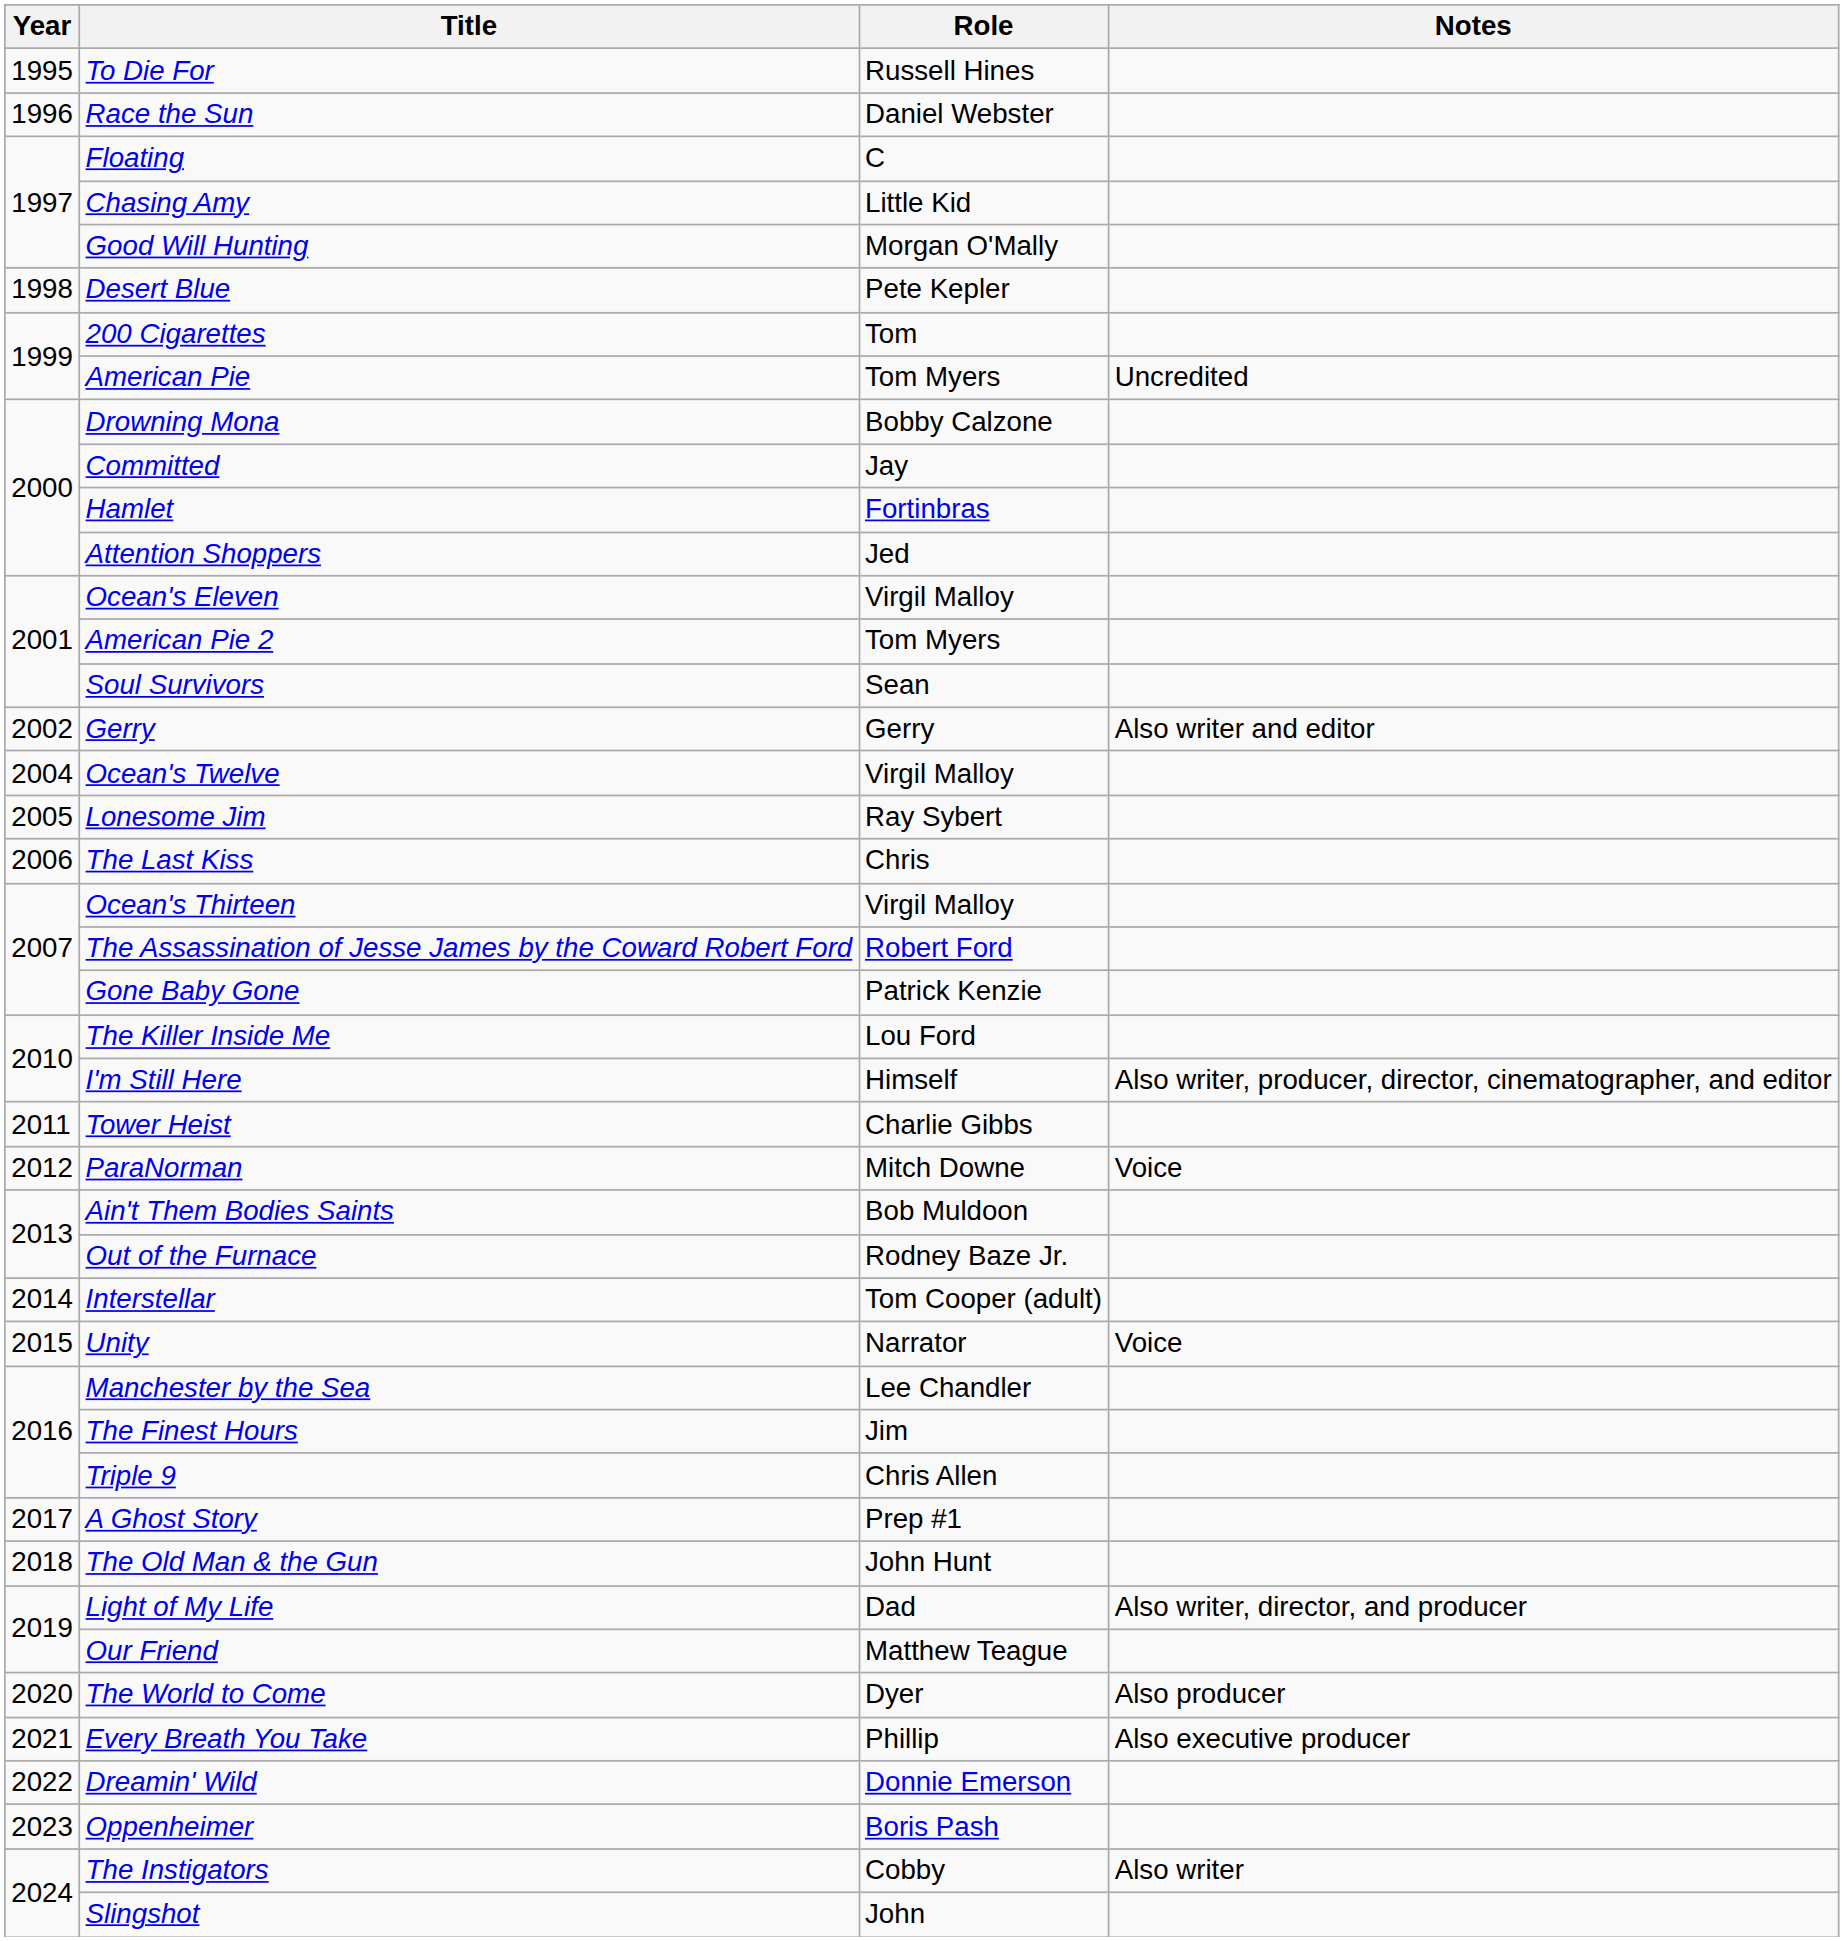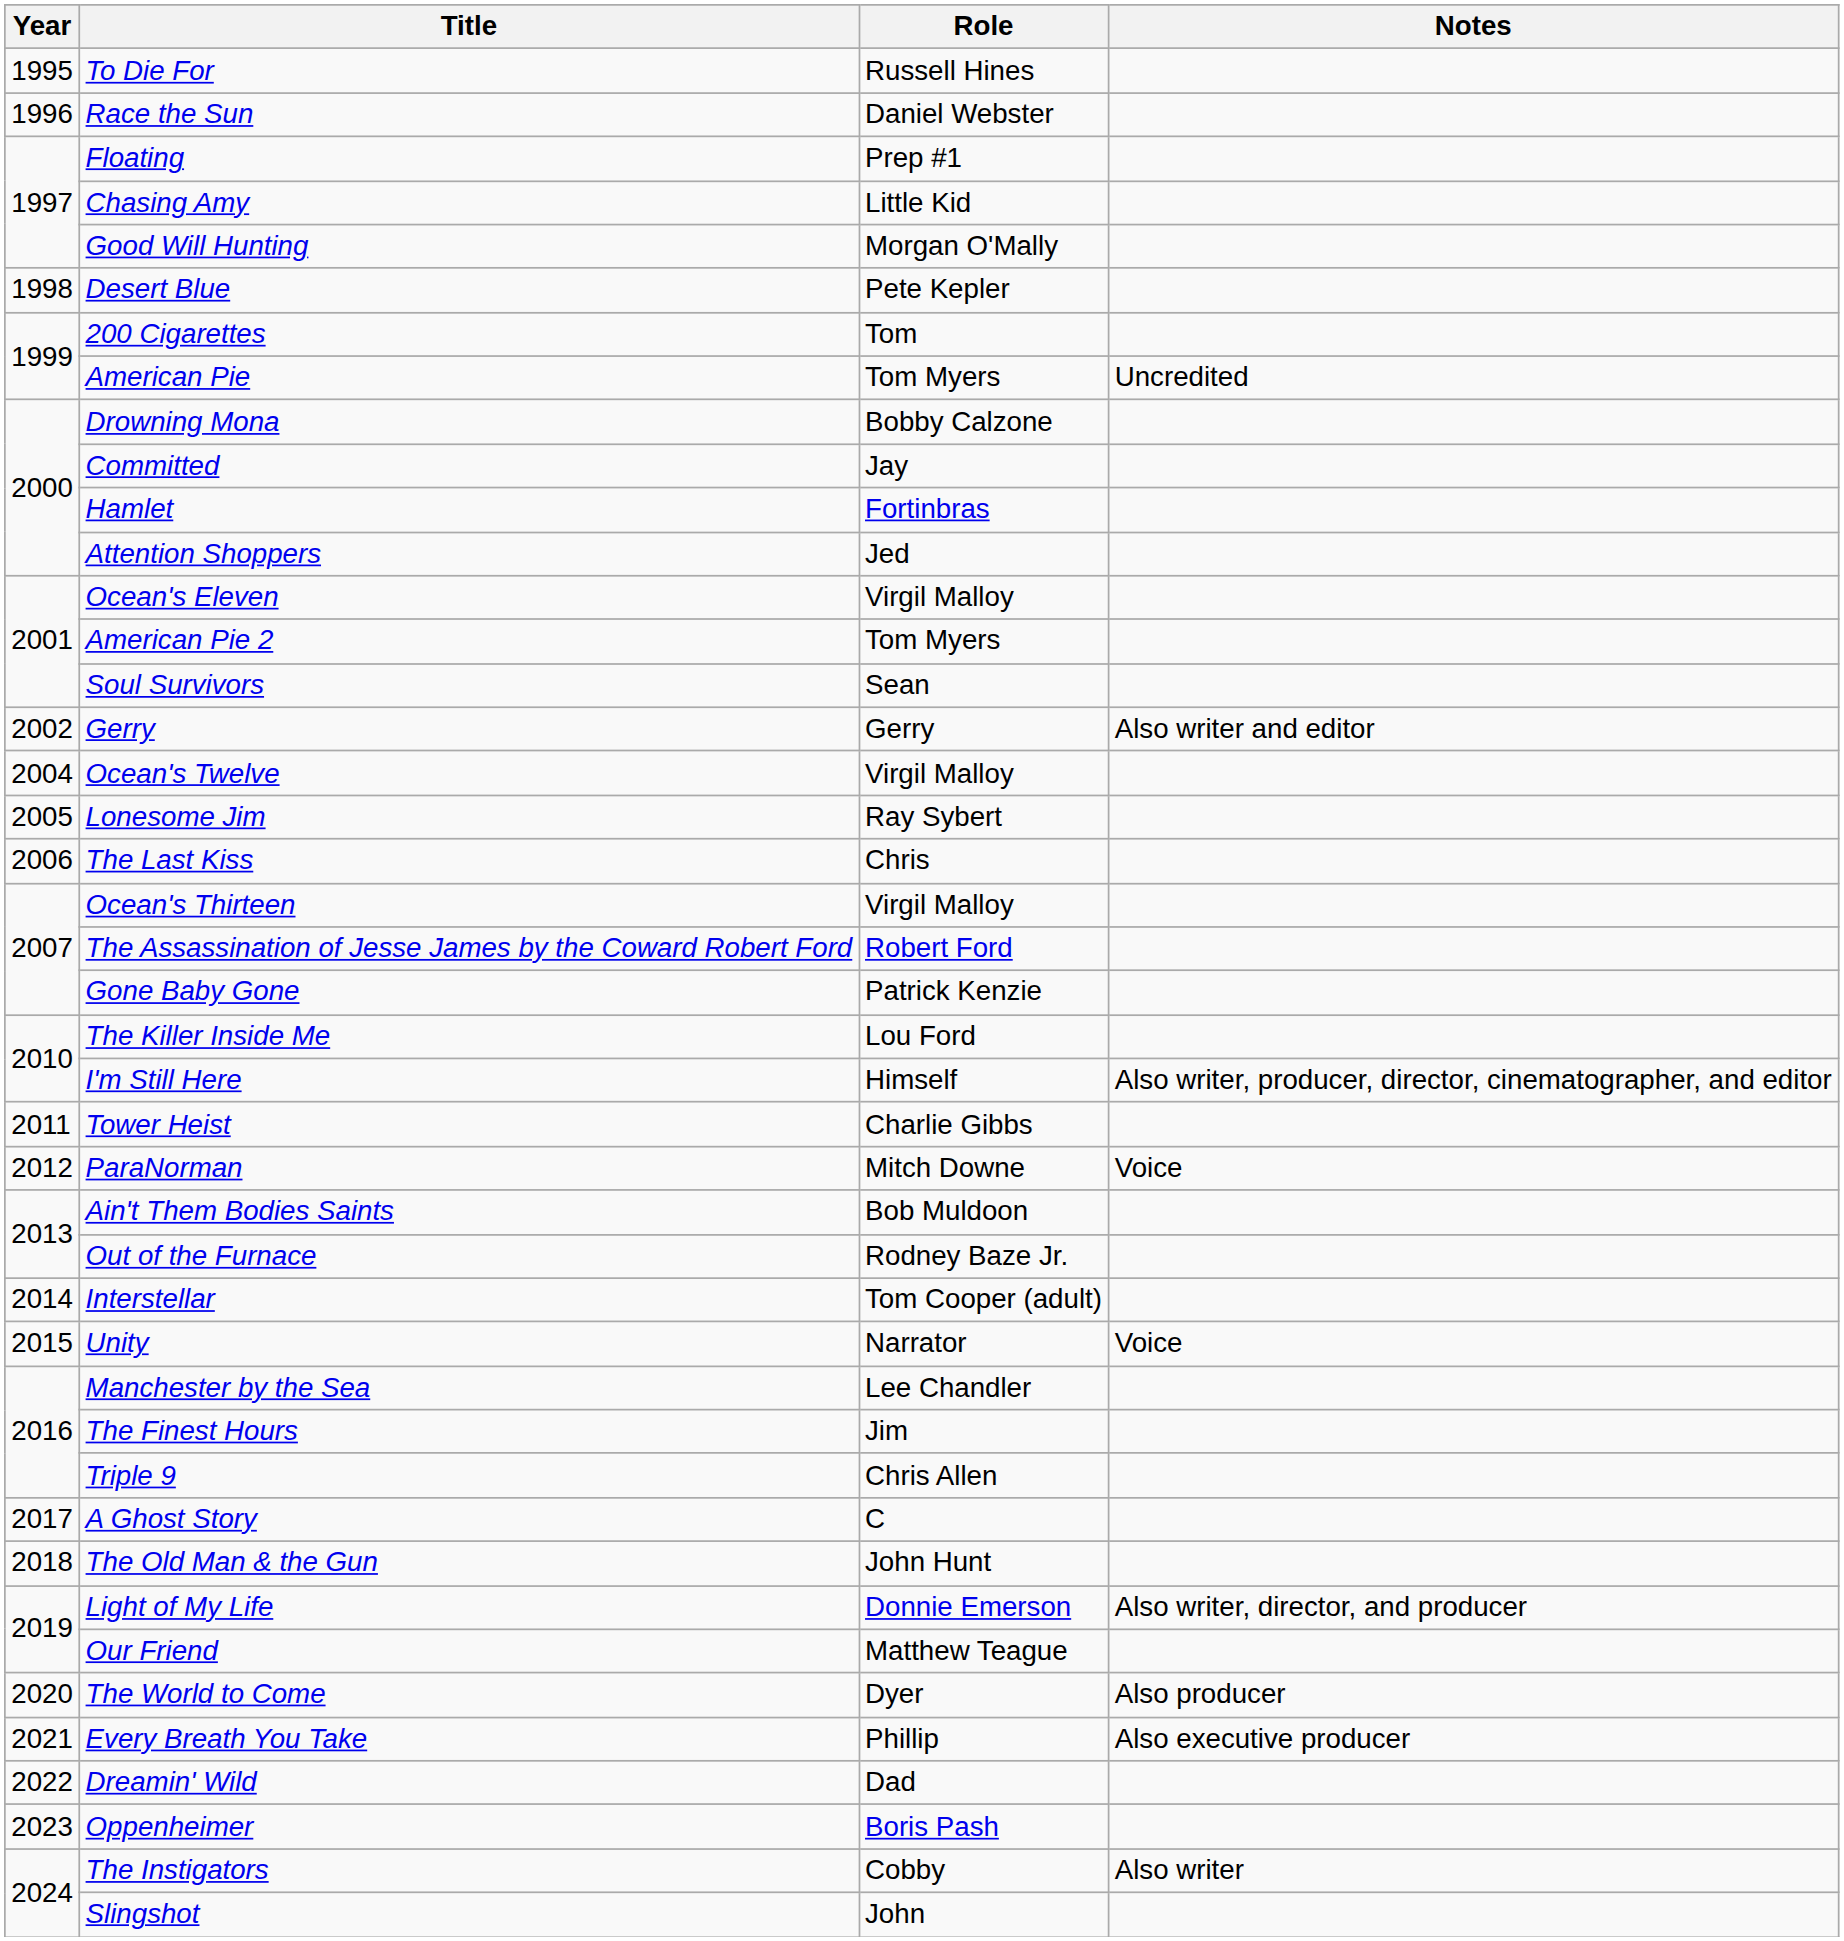(875, 158) C -> (914, 158) Prep #1
(914, 1519) Prep #1 -> (875, 1519) C
(890, 1606) Dad -> (968, 1606) Donnie Emerson
(968, 1782) Donnie Emerson -> (890, 1782) Dad
